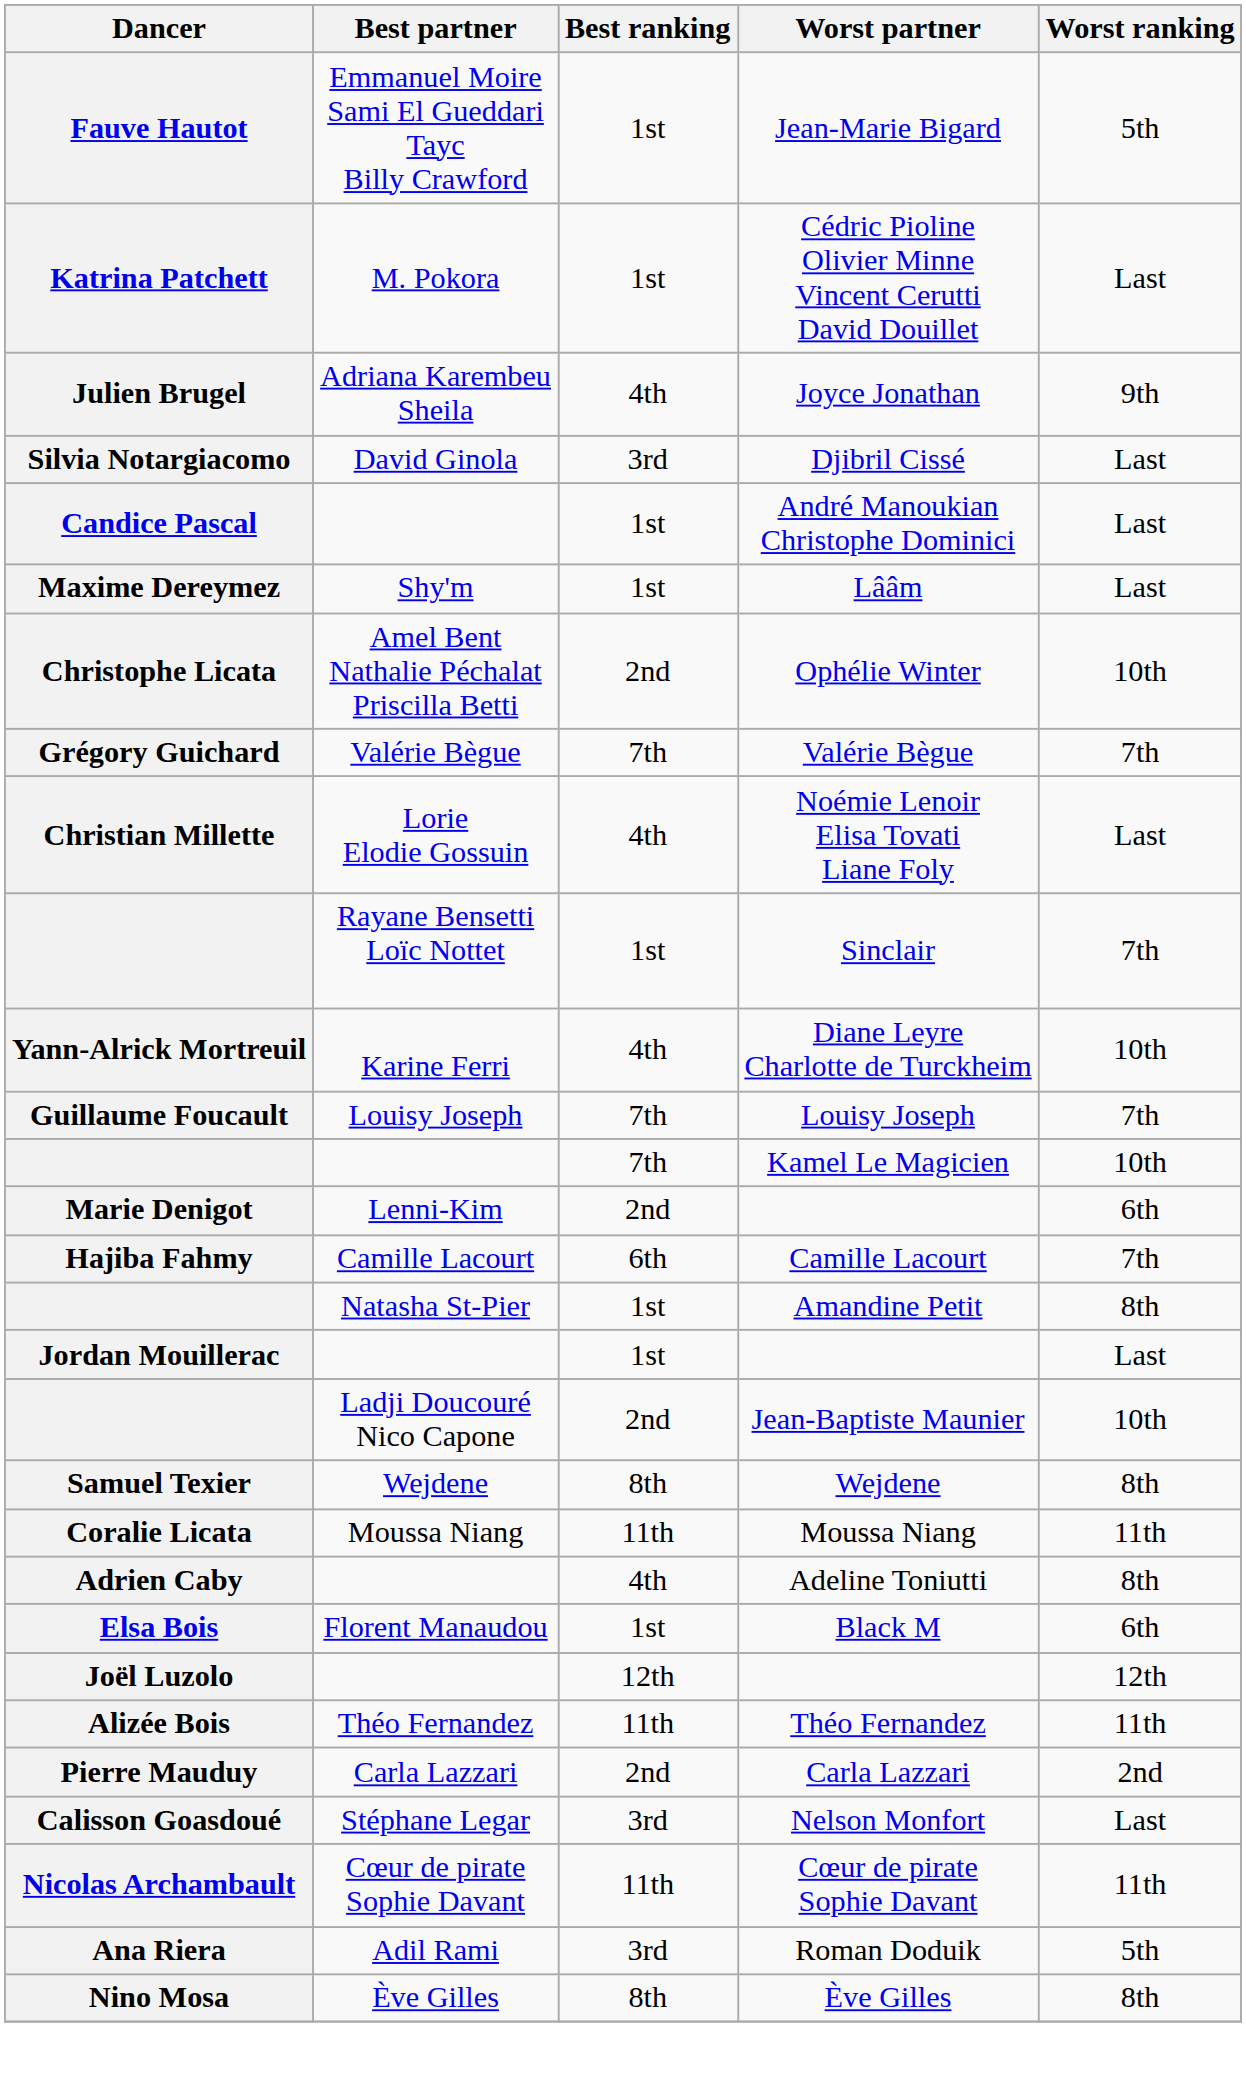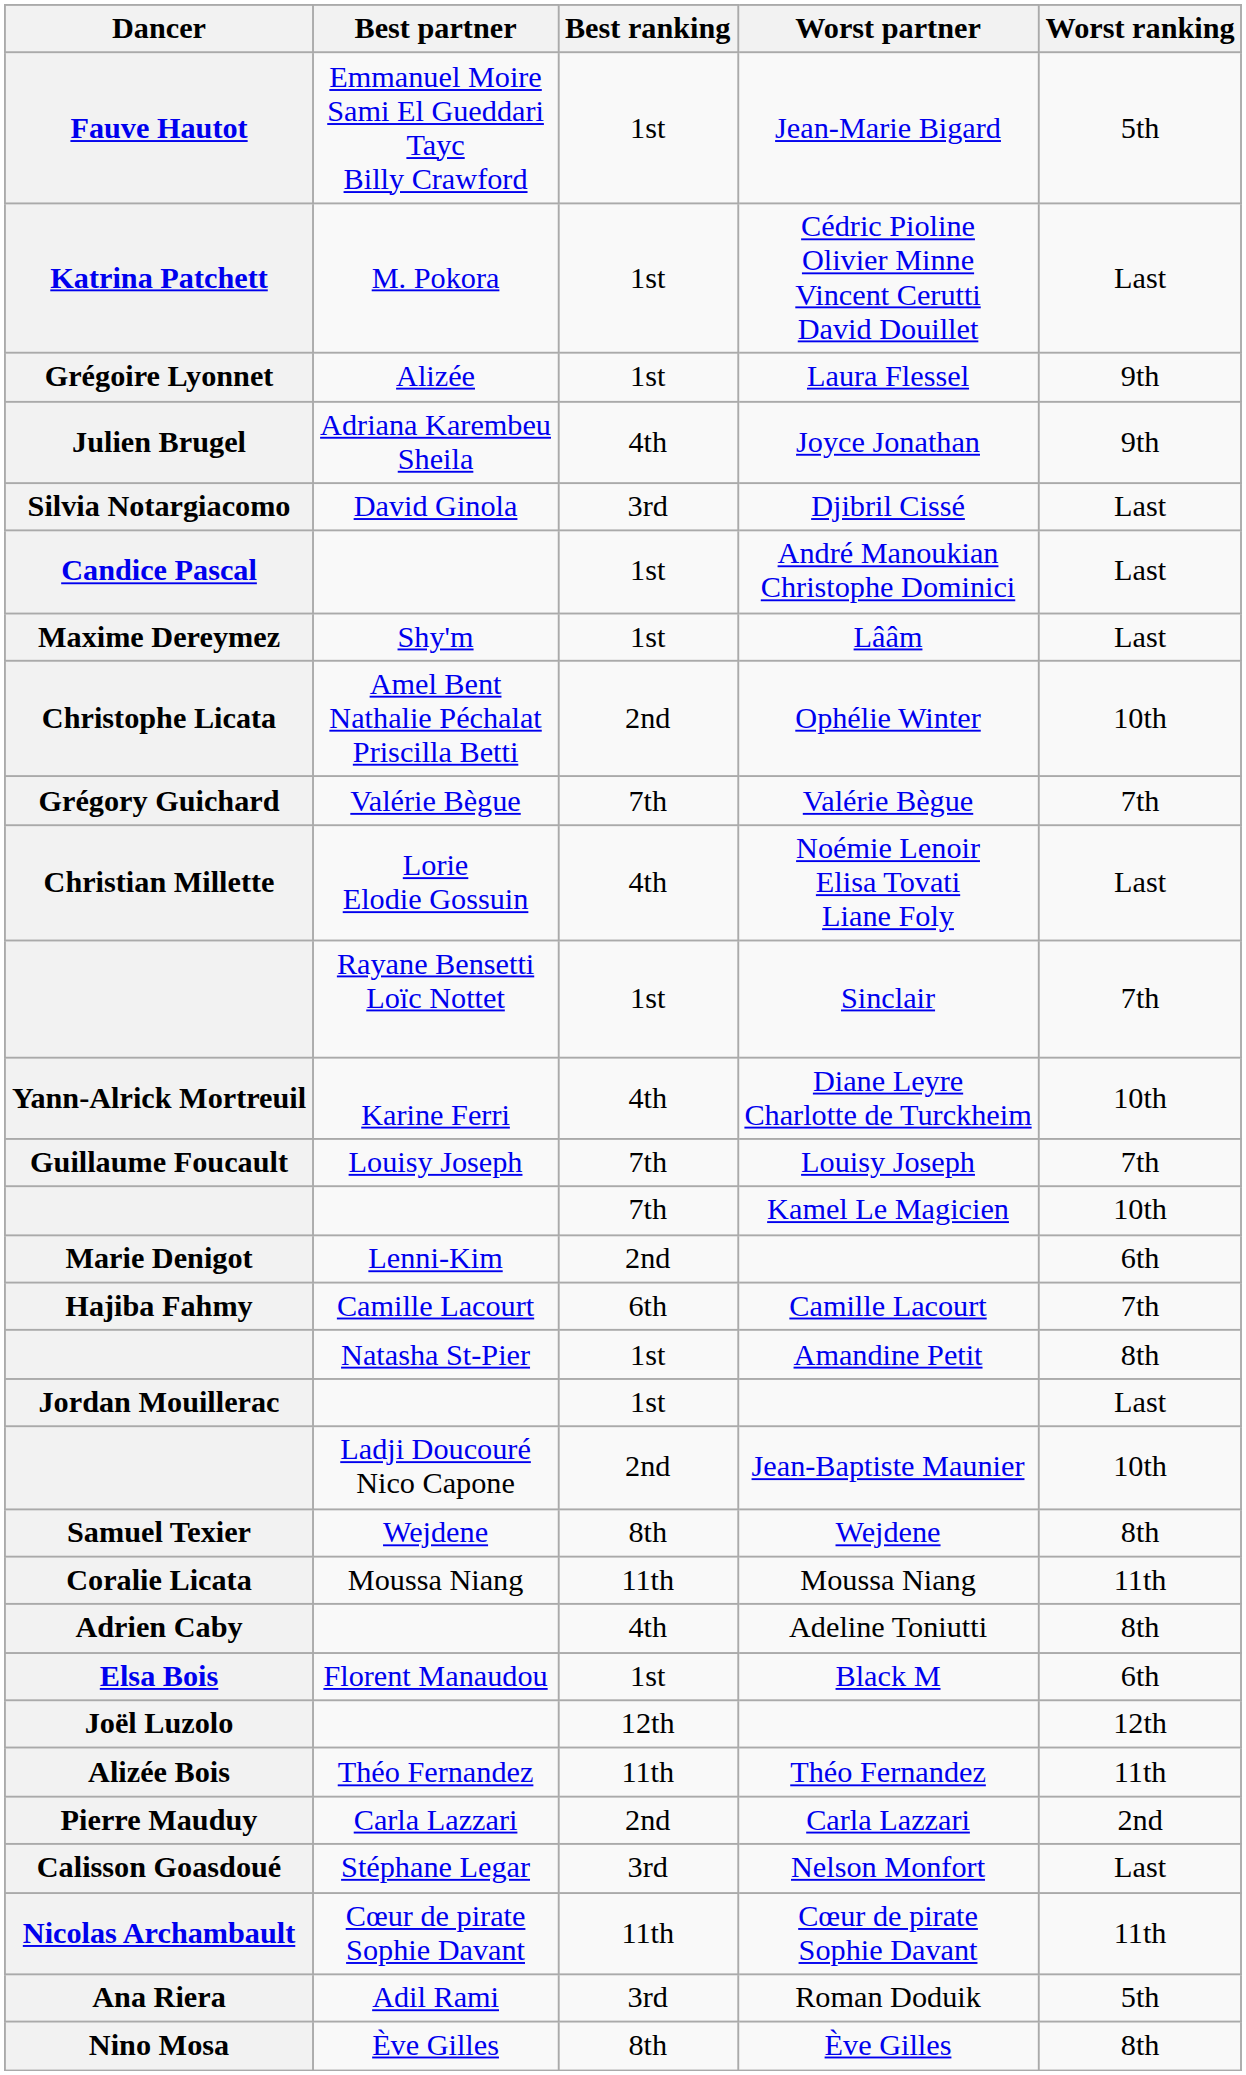+ row: (159, 376)
